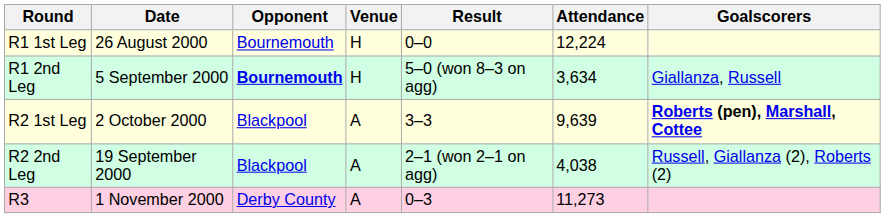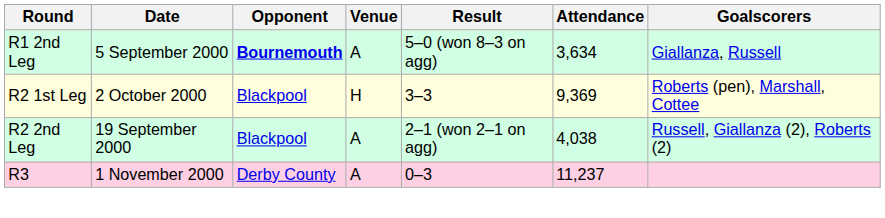- row: (47, 42)
(356, 77) H -> (355, 52) A
(355, 121) A -> (356, 95) H
(576, 121) 9,639 -> (576, 95) 9,369
(744, 121) bold -> (738, 95) normal
(580, 199) 11,273 -> (580, 174) 11,237
